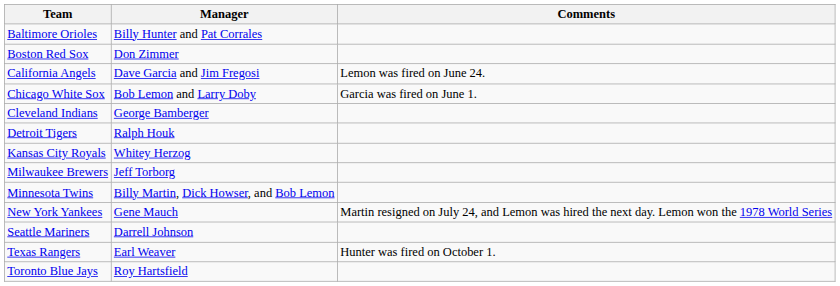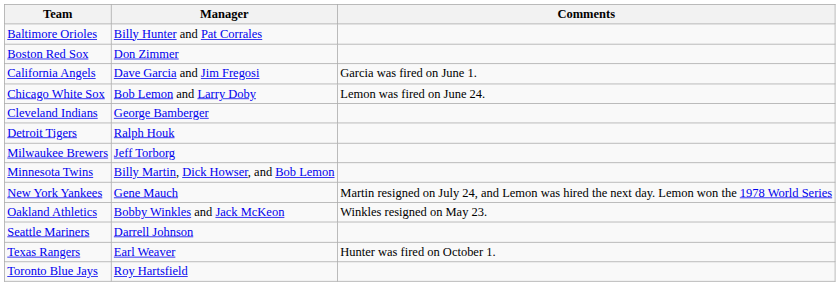(413, 73) Lemon was fired on June 24. -> (409, 73) Garcia was fired on June 1.
(409, 93) Garcia was fired on June 1. -> (413, 93) Lemon was fired on June 24.
- row: (56, 152)
+ row: (52, 212)
